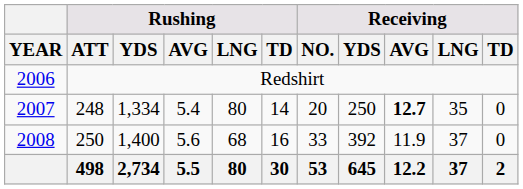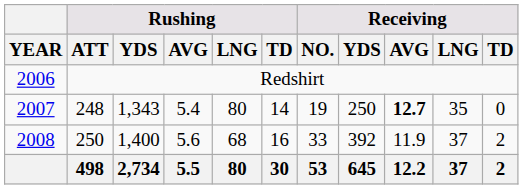(139, 109) 1,334 -> (139, 109) 1,343
(318, 109) 20 -> (318, 109) 19
(500, 139) 0 -> (500, 139) 2
